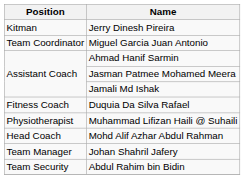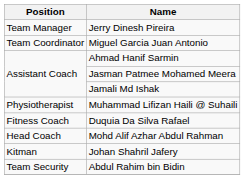(22, 27) Kitman -> (39, 27) Team Manager
rows swapped: (139, 105) <-> (163, 120)
(39, 151) Team Manager -> (22, 151) Kitman
